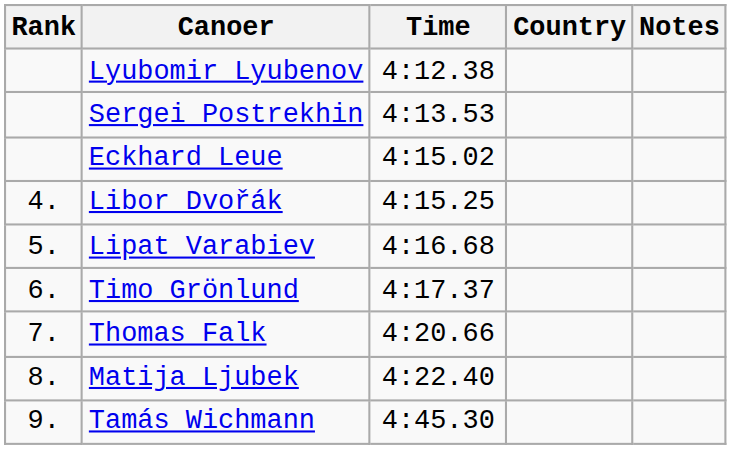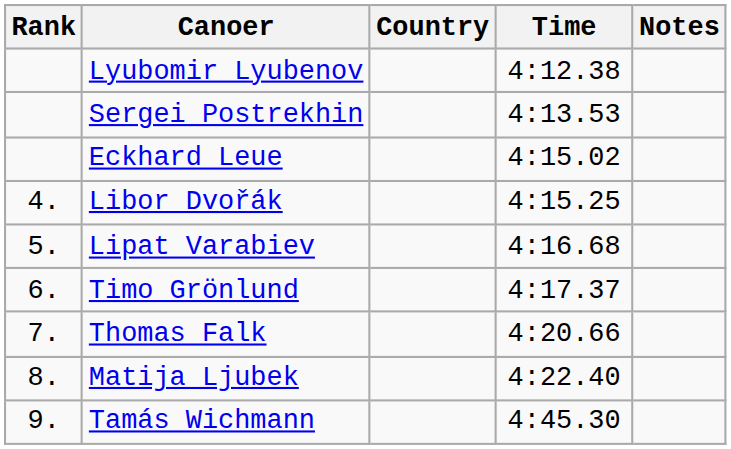columns swapped: (570, 27) <-> (438, 27)
